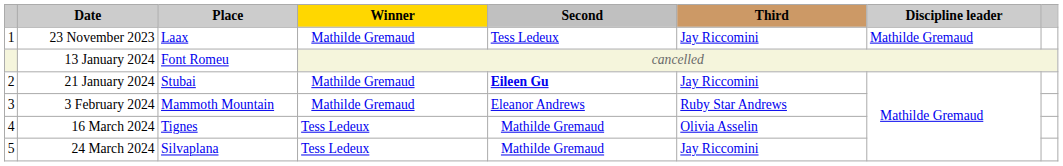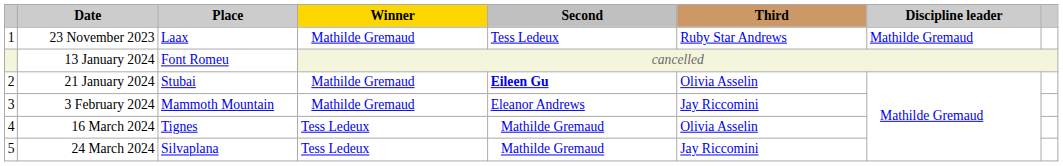(719, 37) Jay Riccomini -> (734, 37) Ruby Star Andrews
(719, 82) Jay Riccomini -> (719, 82) Olivia Asselin
(734, 104) Ruby Star Andrews -> (719, 104) Jay Riccomini
